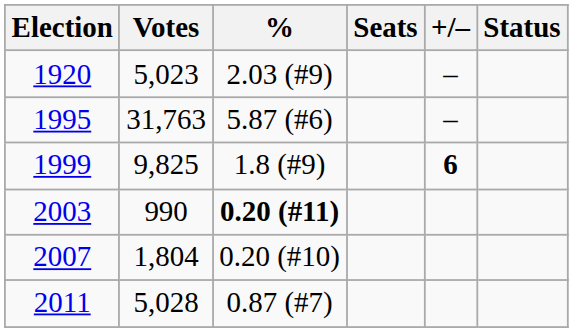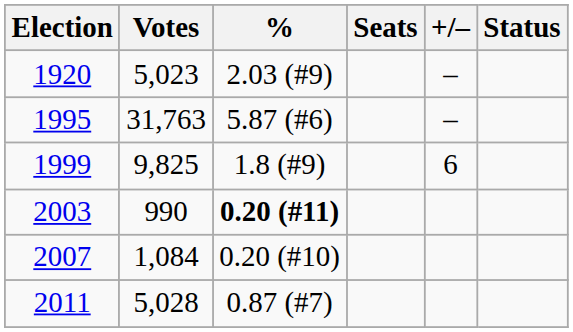(451, 165) bold -> (451, 165) normal
(166, 257) 1,804 -> (166, 257) 1,084
